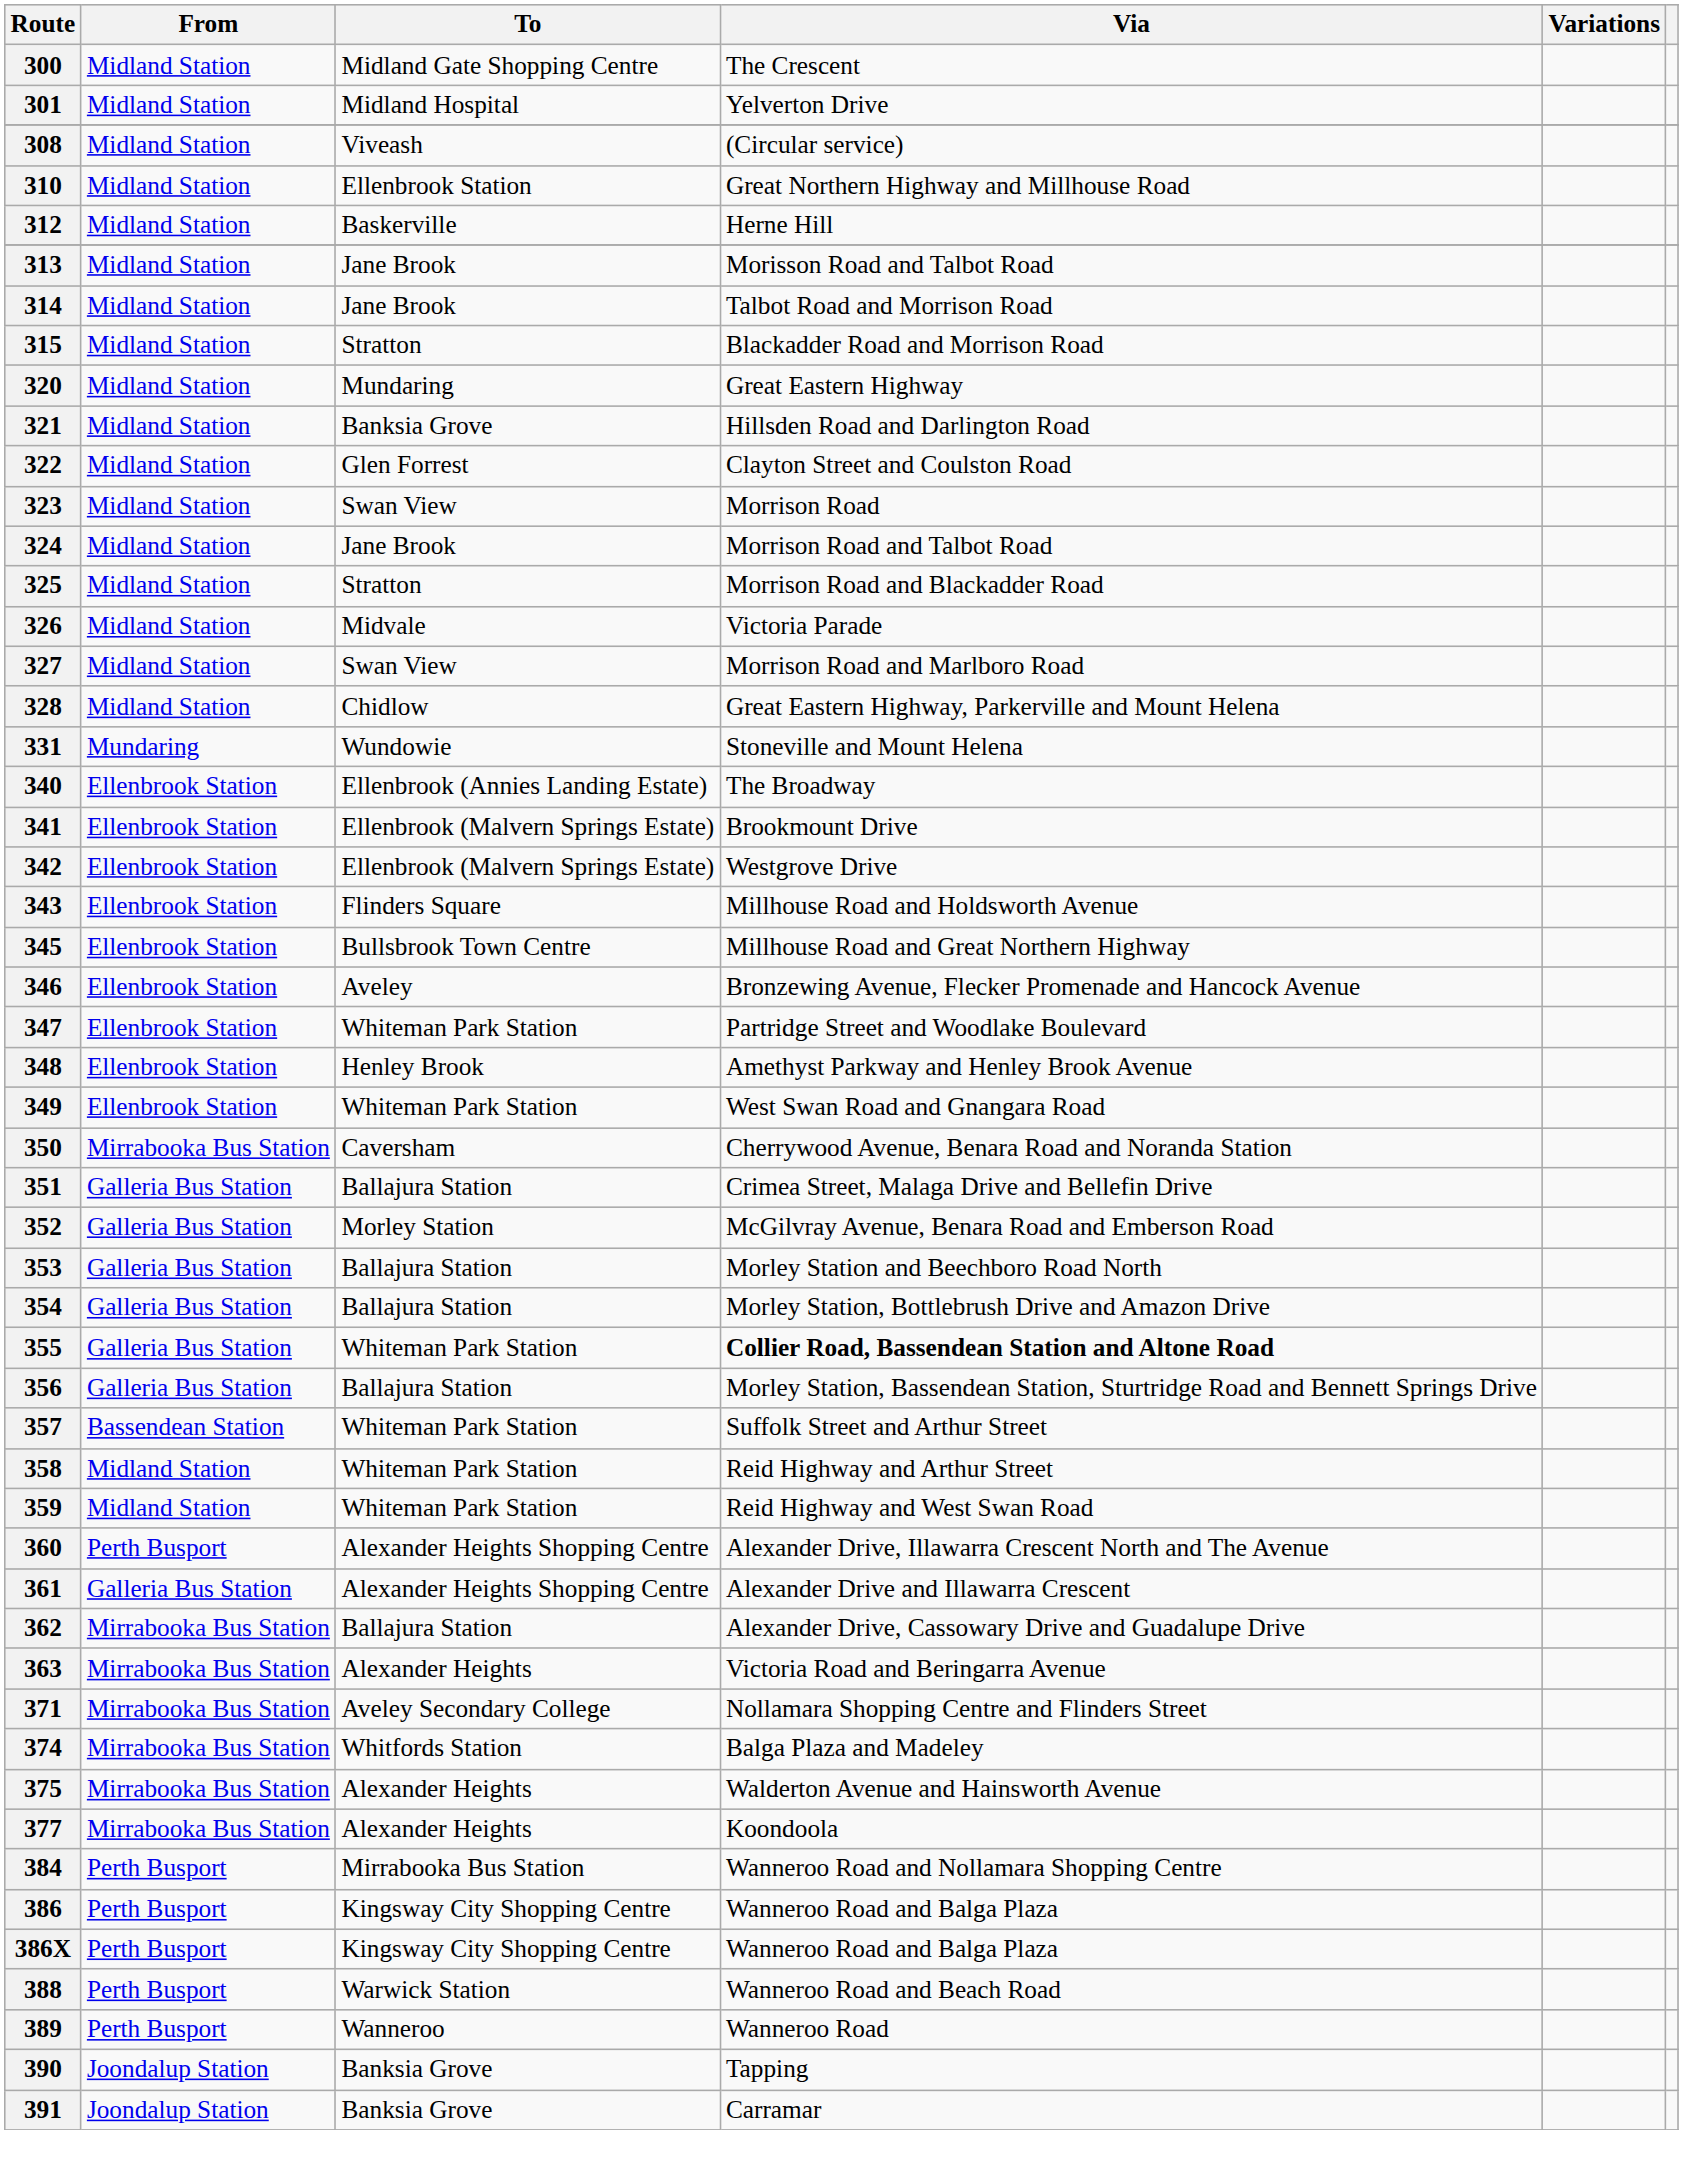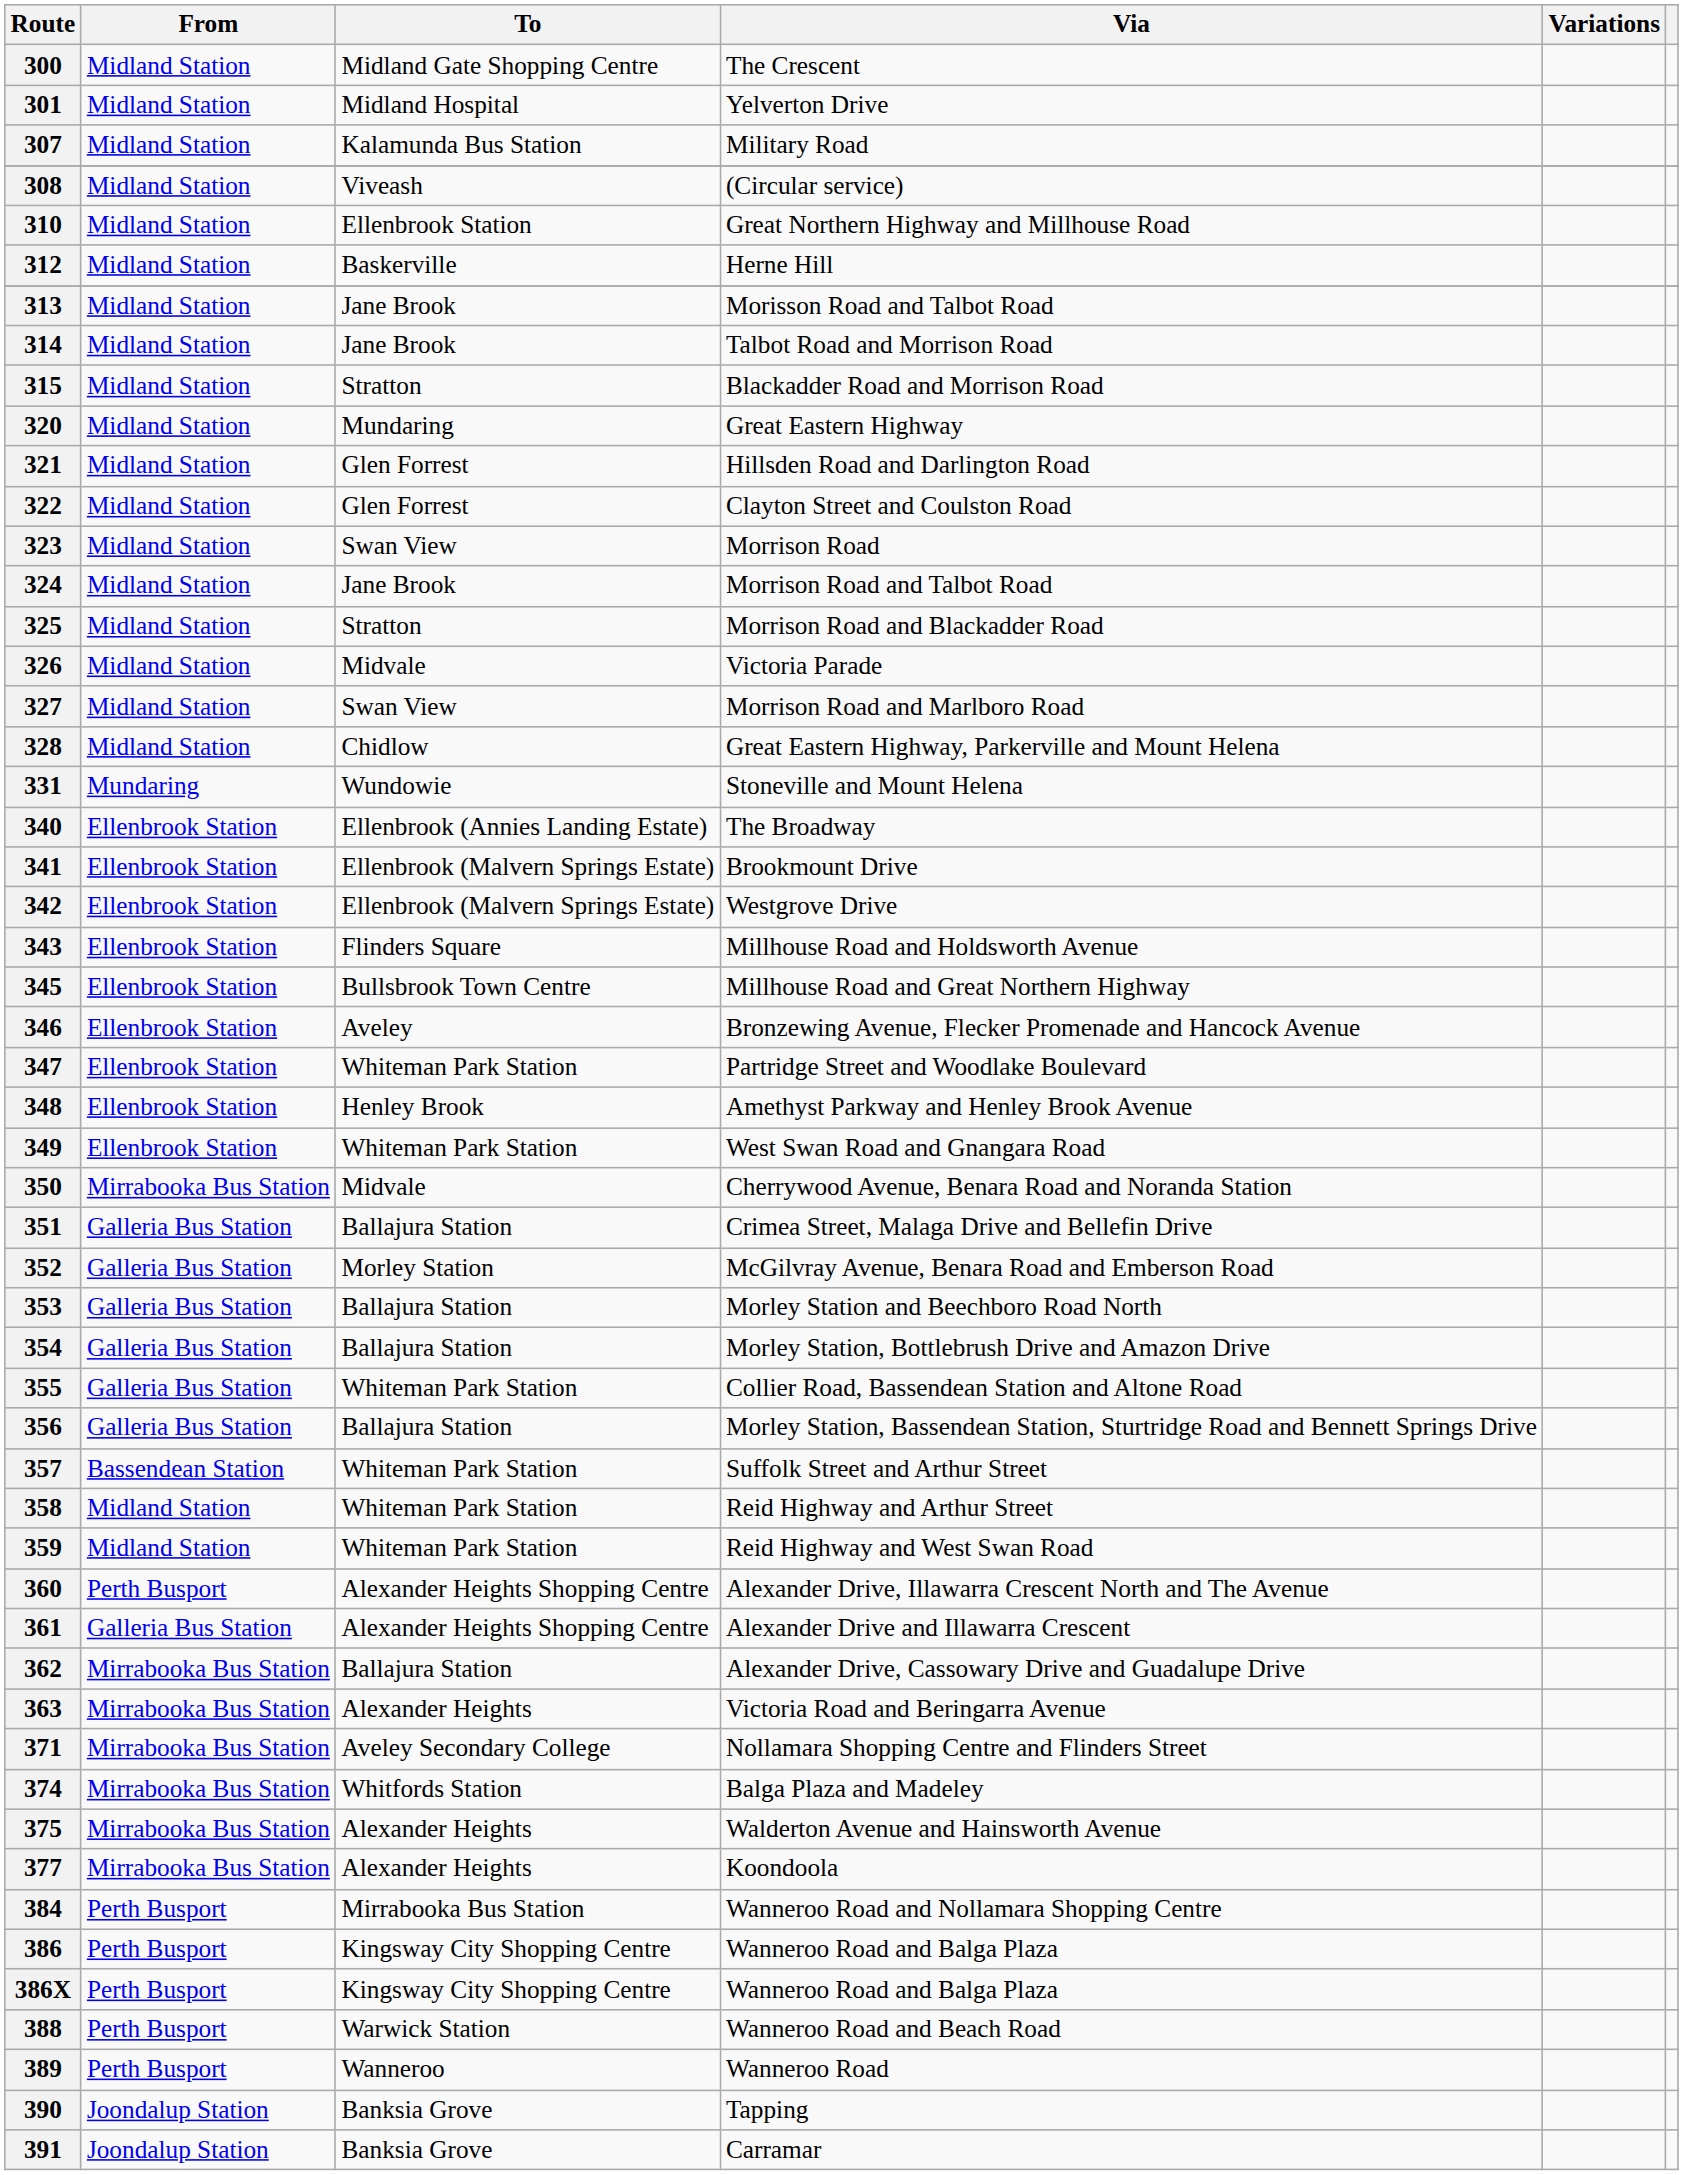+ row: (43, 144)
(417, 425) Banksia Grove -> (405, 465) Glen Forrest
(398, 1147) Caversham -> (384, 1187) Midvale
(1000, 1347) bold -> (984, 1387) normal
